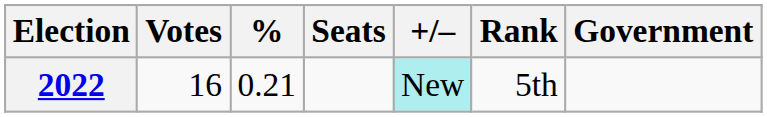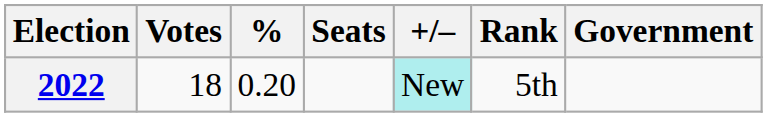(205, 84) 16 -> (205, 84) 18
(267, 84) 0.21 -> (267, 84) 0.20
